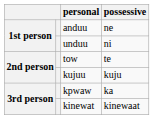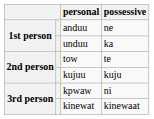(108, 43) ni -> (109, 43) ka
(109, 91) ka -> (108, 91) ni
